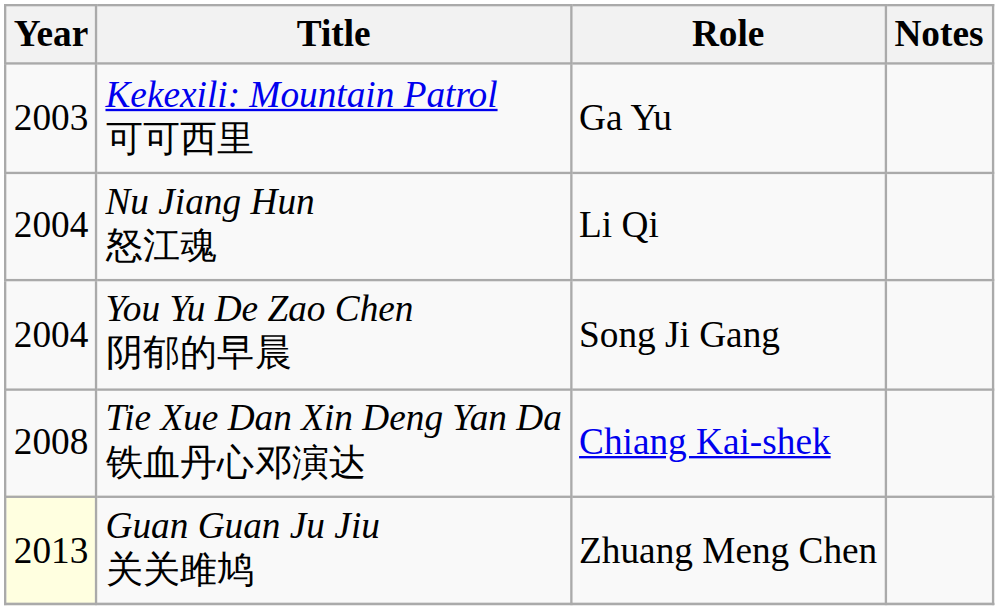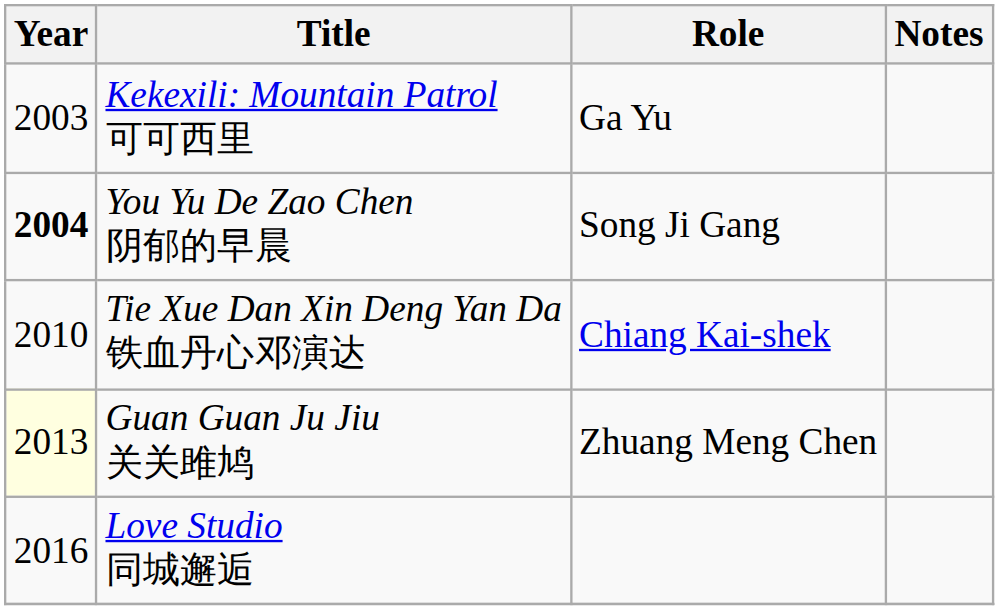- row: (210, 223)
(51, 333) normal -> (51, 225) bold
(51, 441) 2008 -> (51, 333) 2010
+ row: (194, 547)
